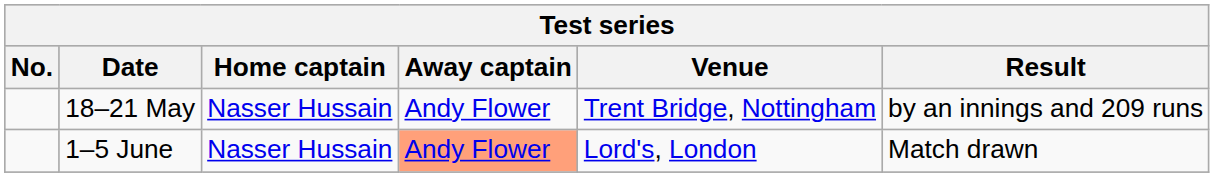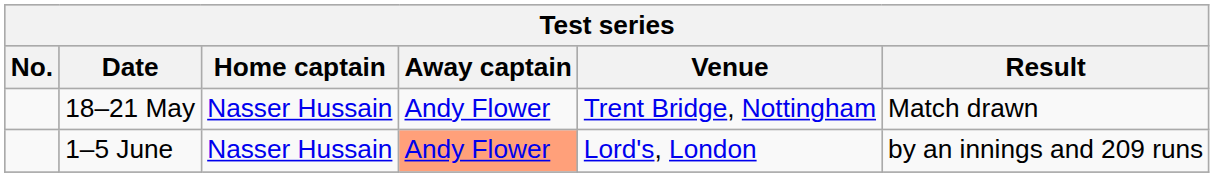(1046, 108) by an innings and 209 runs -> (963, 108) Match drawn
(963, 150) Match drawn -> (1046, 150) by an innings and 209 runs
